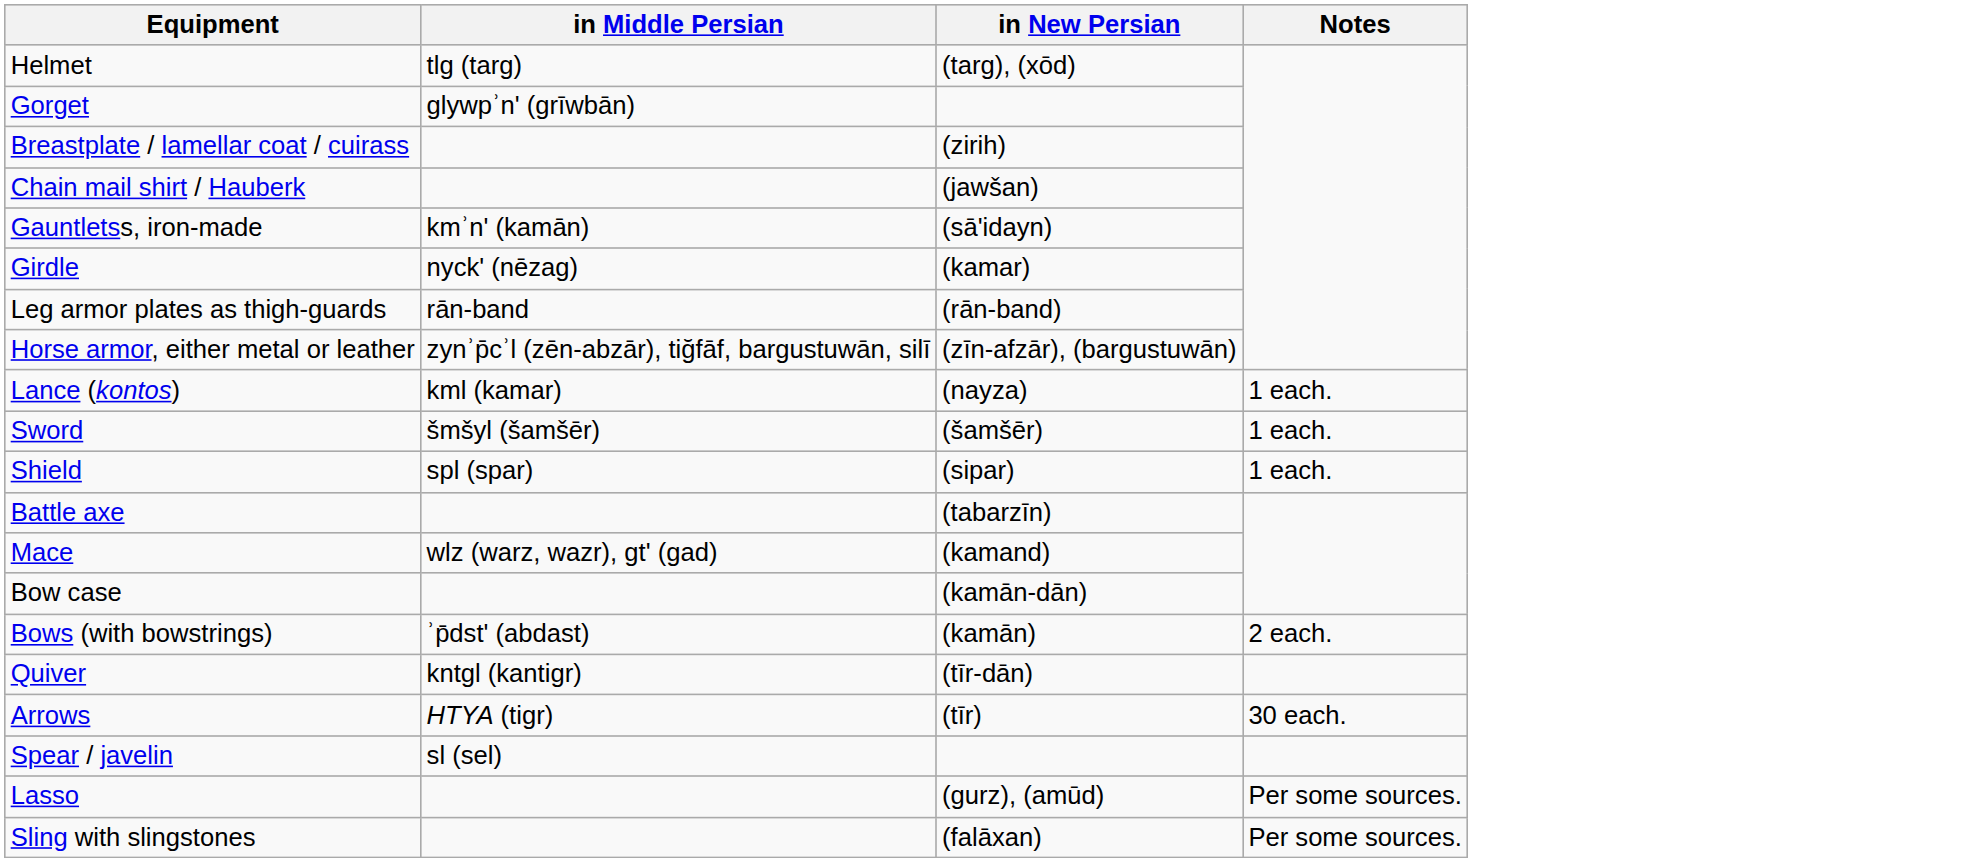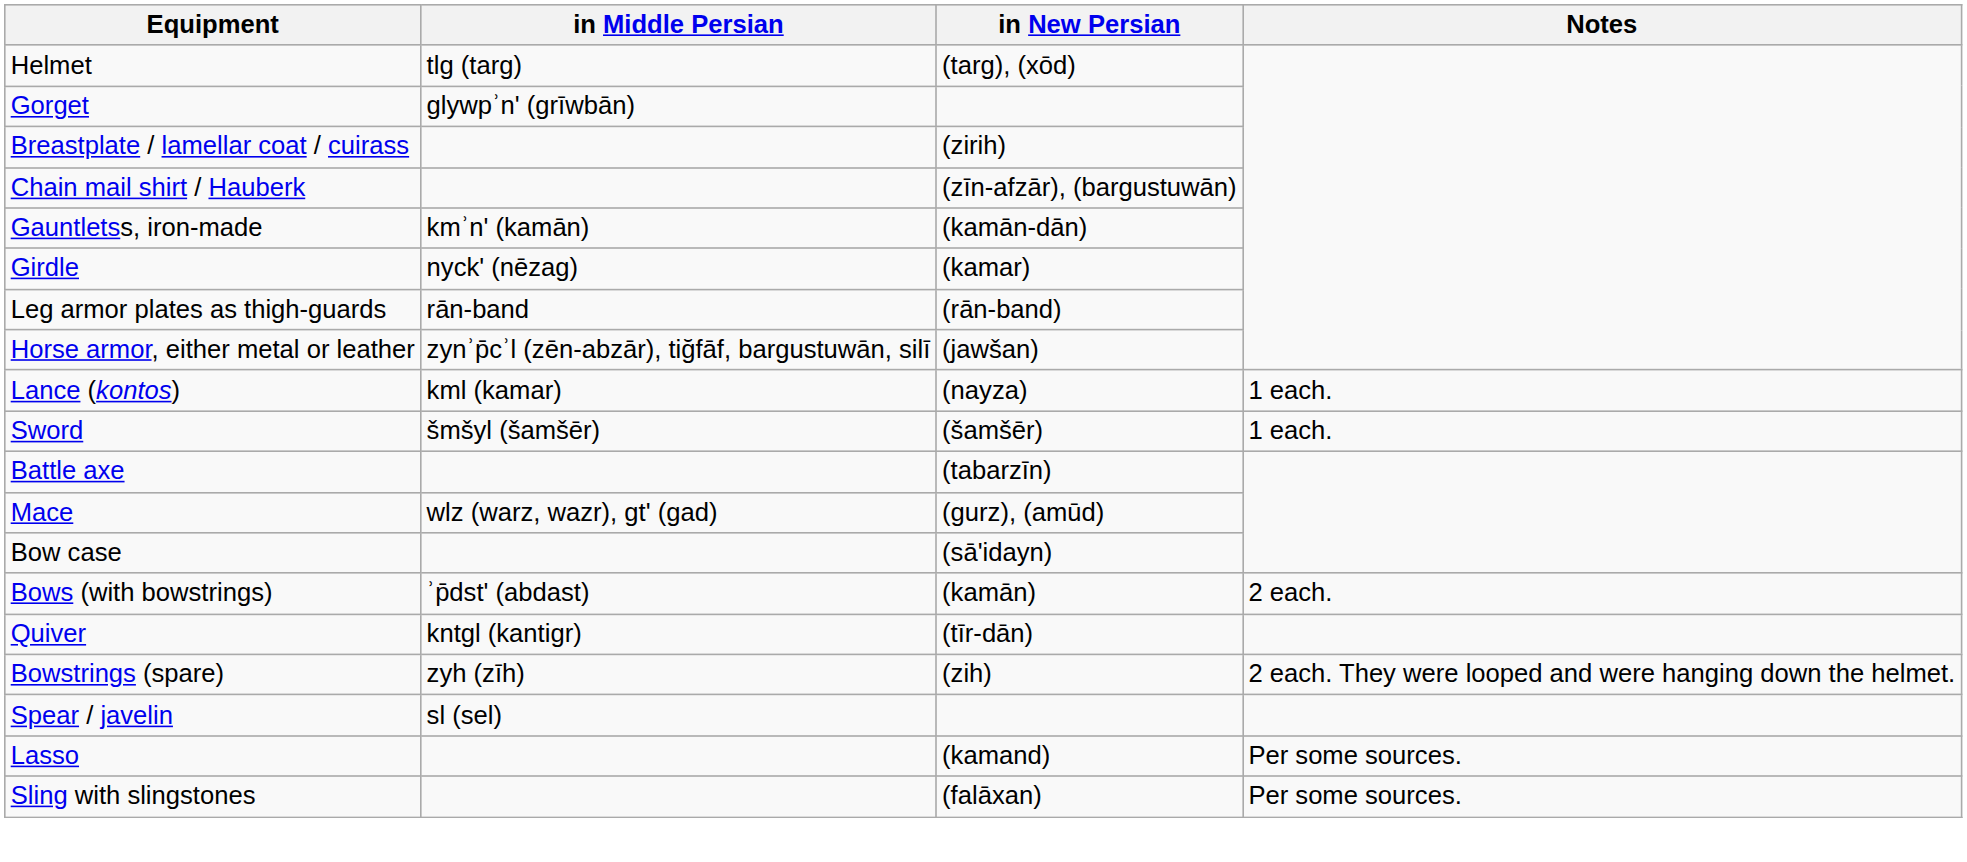(990, 187) (jawšan) -> (1089, 187) (zīn-afzār), (bargustuwān)
(997, 227) (sā'idayn) -> (1015, 227) (kamān-dān)
(1089, 349) (zīn-afzār), (bargustuwān) -> (990, 349) (jawšan)
- row: (46, 471)
(996, 552) (kamand) -> (1023, 512) (gurz), (amūd)
(1015, 593) (kamān-dān) -> (997, 552) (sā'idayn)
- row: (51, 715)
+ row: (117, 674)
(1023, 796) (gurz), (amūd) -> (996, 755) (kamand)
